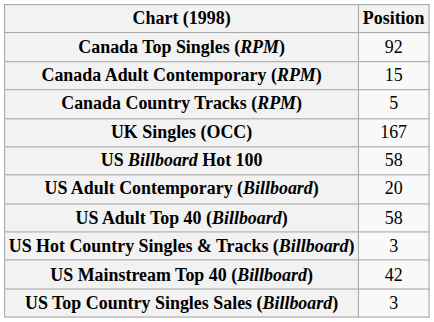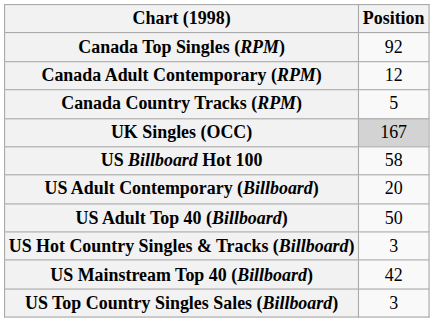(394, 75) 15 -> (394, 75) 12
(394, 132) no background -> (394, 132) lightgrey background
(394, 217) 58 -> (394, 217) 50
